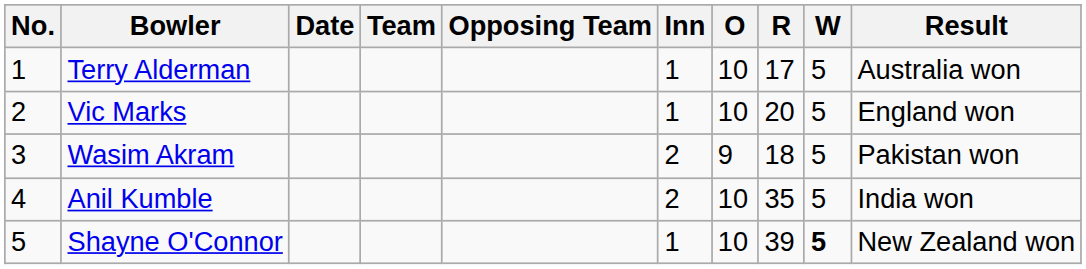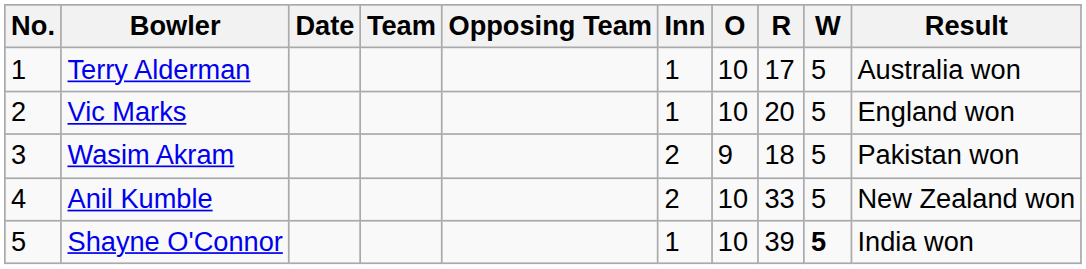(780, 198) 35 -> (780, 198) 33
(916, 198) India won -> (966, 198) New Zealand won
(966, 241) New Zealand won -> (916, 241) India won
